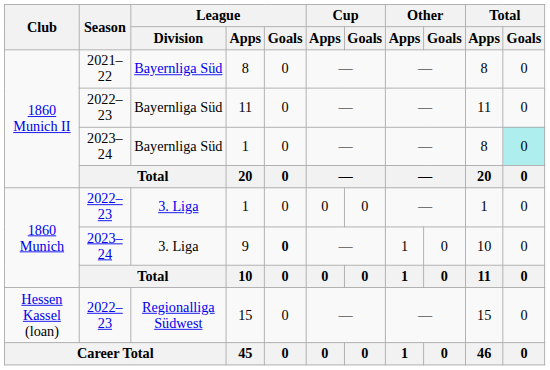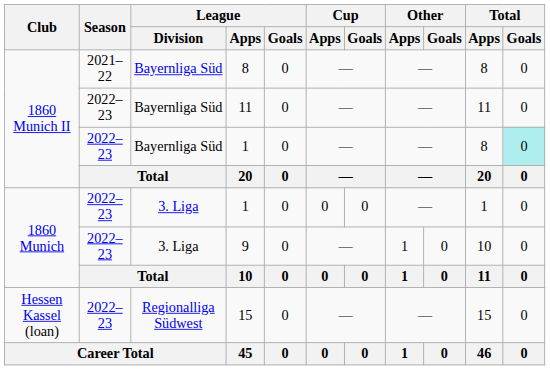(105, 146) 2023–24 -> (105, 146) 2022–23
(105, 245) 2023–24 -> (105, 245) 2022–23
(285, 245) bold -> (285, 245) normal
